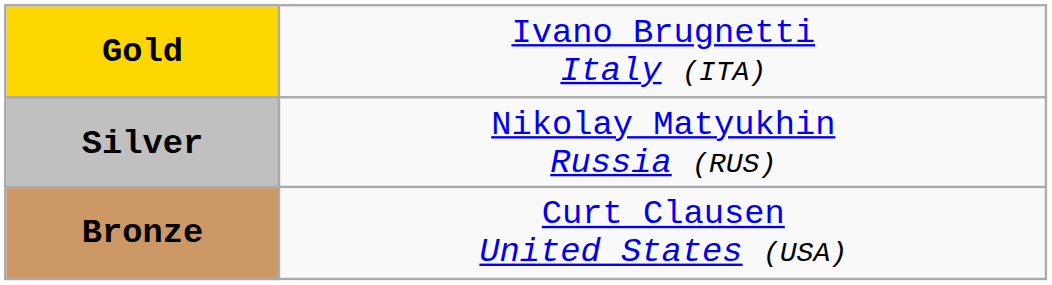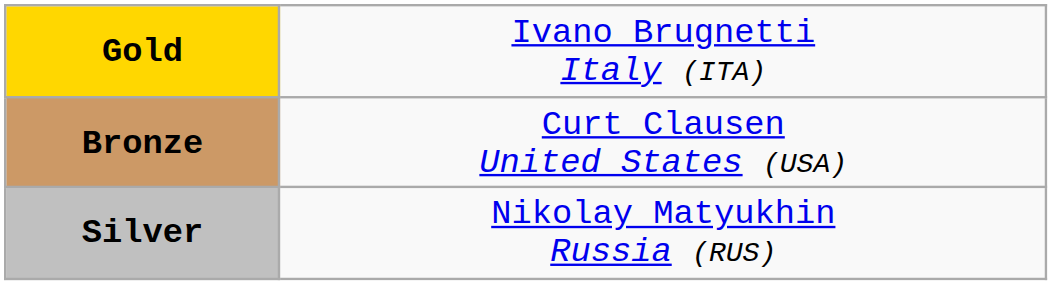rows swapped: (142, 143) <-> (142, 234)
